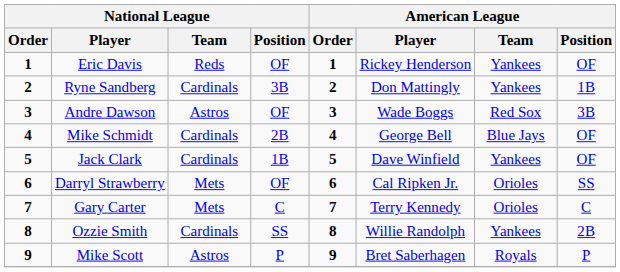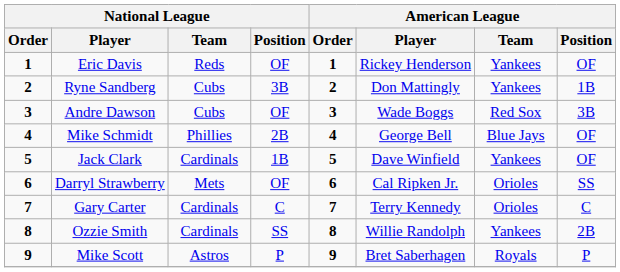(209, 87) Cardinals -> (209, 87) Cubs
(209, 111) Astros -> (209, 111) Cubs
(209, 135) Cardinals -> (209, 135) Phillies
(209, 207) Mets -> (209, 207) Cardinals
